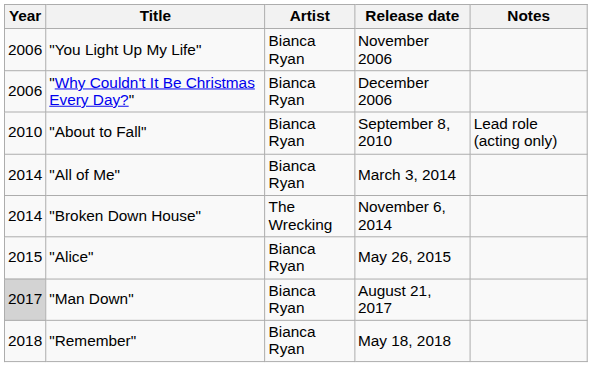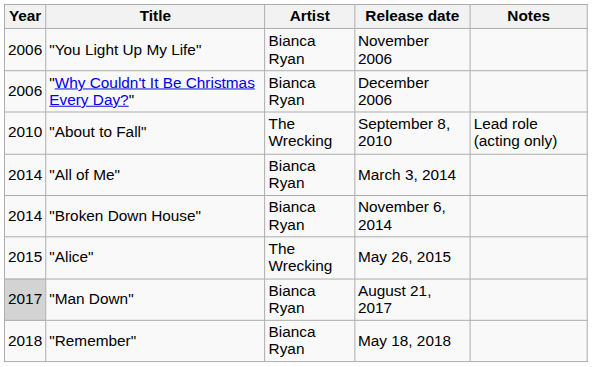(292, 132) Bianca Ryan -> (300, 132) The Wrecking
(300, 216) The Wrecking -> (292, 216) Bianca Ryan
(292, 257) Bianca Ryan -> (300, 257) The Wrecking
